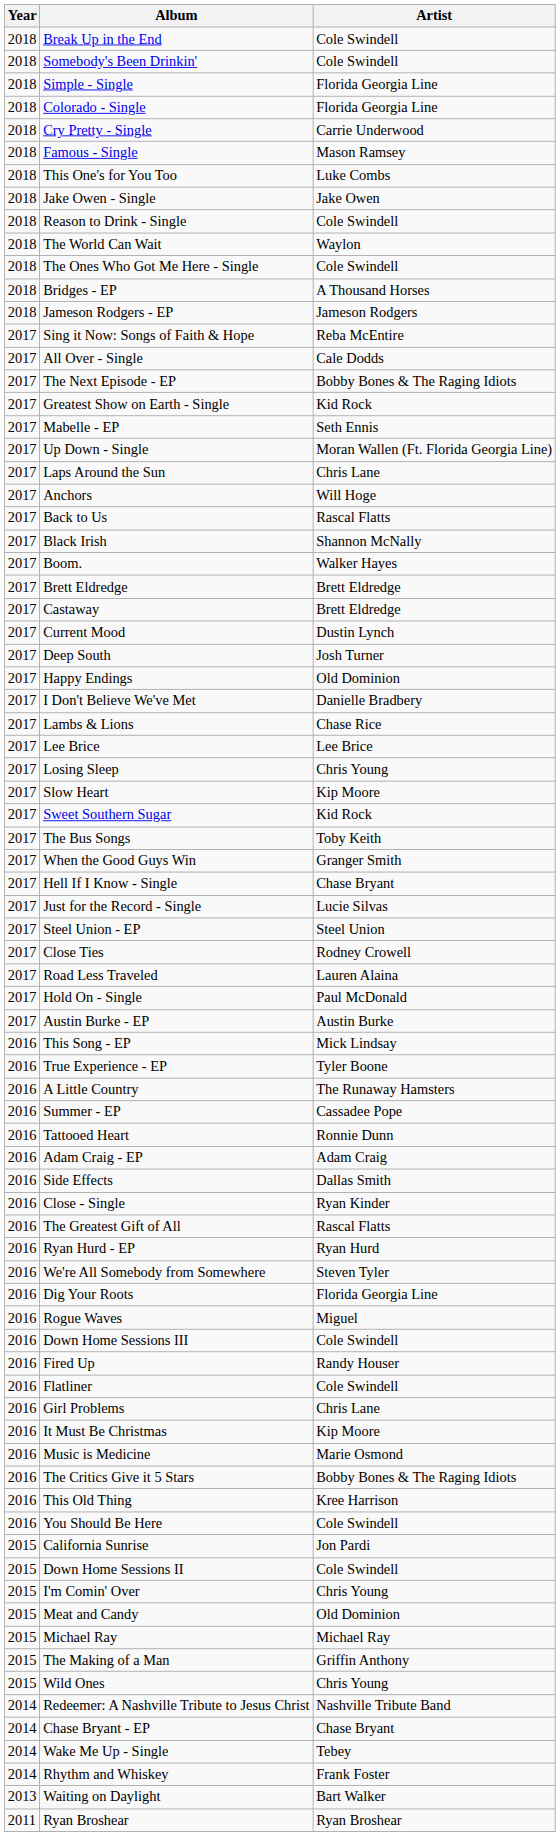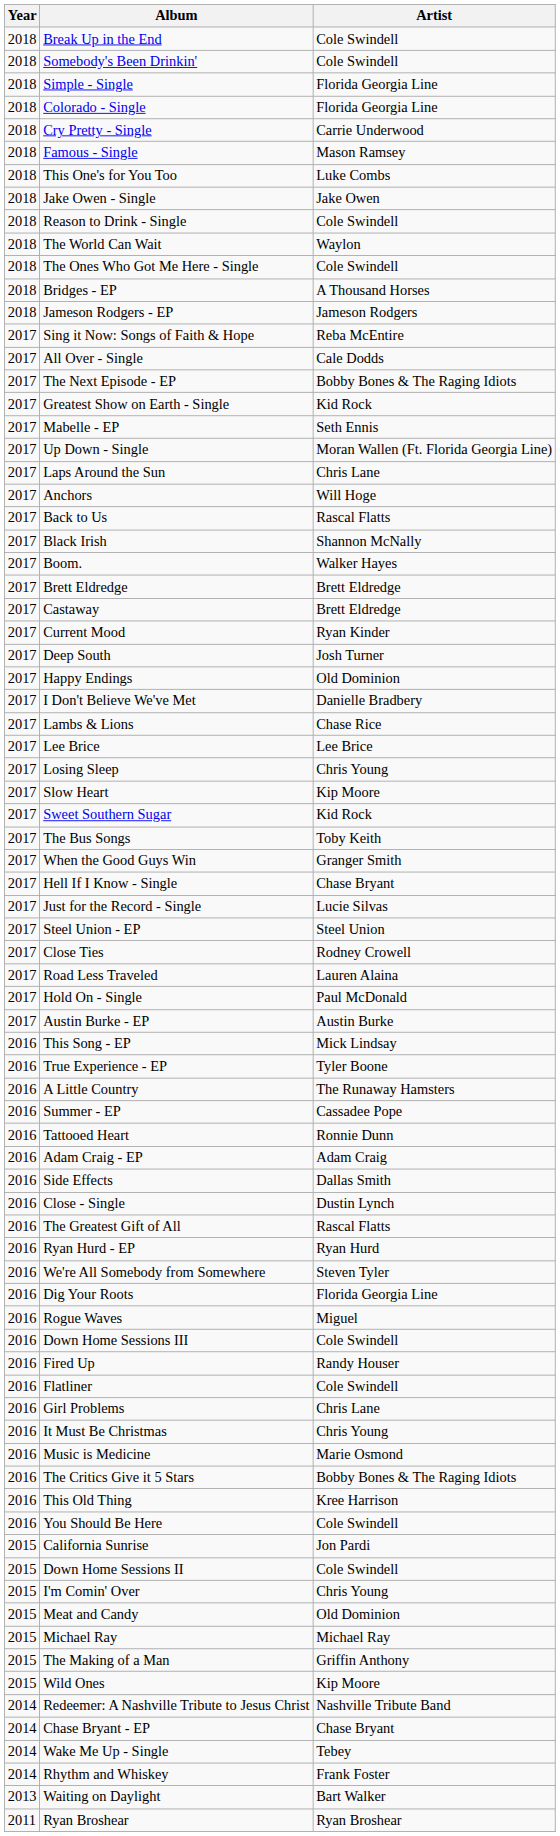(355, 632) Dustin Lynch -> (353, 632) Ryan Kinder
(353, 1203) Ryan Kinder -> (355, 1203) Dustin Lynch
(348, 1431) Kip Moore -> (352, 1431) Chris Young
(352, 1683) Chris Young -> (348, 1683) Kip Moore
